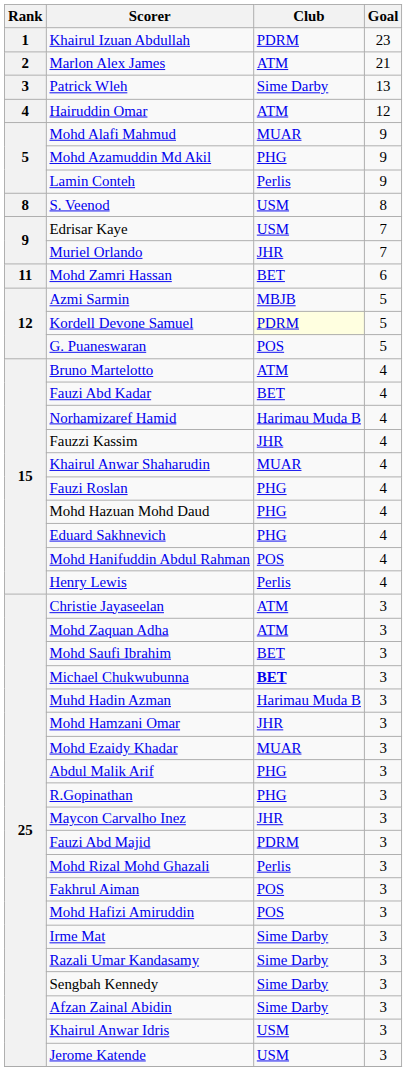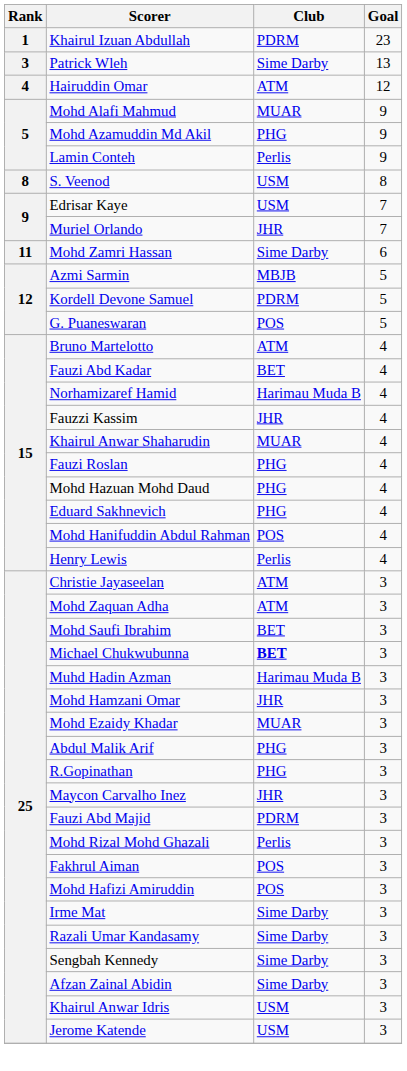- row: (107, 63)
(271, 275) BET -> (293, 252) Sime Darby
(278, 323) lightyellow background -> (278, 299) no background
